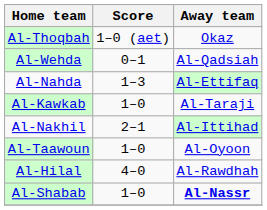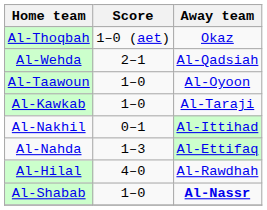(133, 60) 0–1 -> (133, 60) 2–1
rows swapped: (49, 149) <-> (49, 82)
(133, 127) 2–1 -> (133, 127) 0–1
